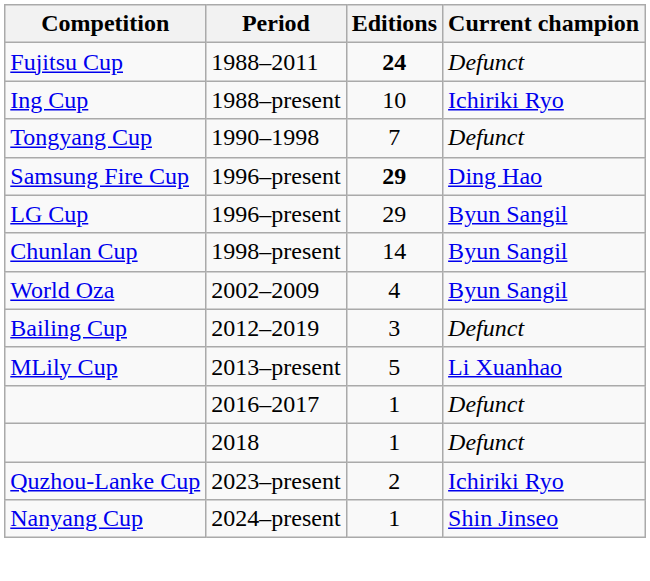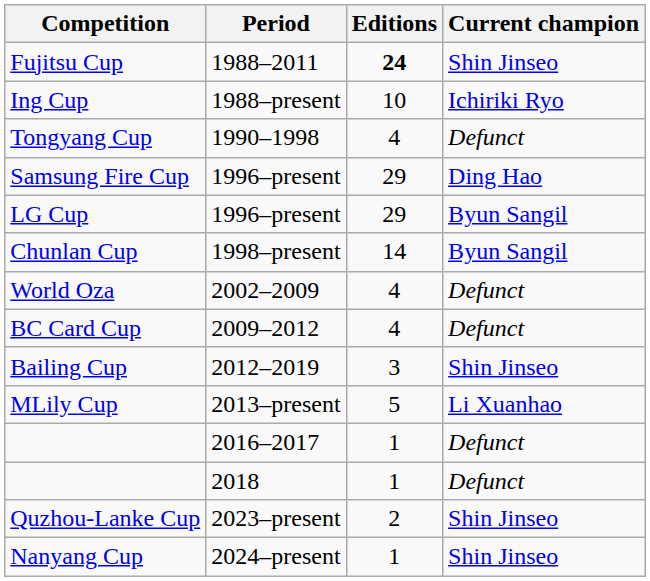(486, 61) Defunct -> (503, 61) Shin Jinseo
(394, 137) 7 -> (394, 137) 4
(394, 175) bold -> (394, 175) normal
(508, 289) Byun Sangil -> (486, 289) Defunct
+ row: (76, 328)
(486, 328) Defunct -> (503, 366) Shin Jinseo
(506, 480) Ichiriki Ryo -> (503, 518) Shin Jinseo
